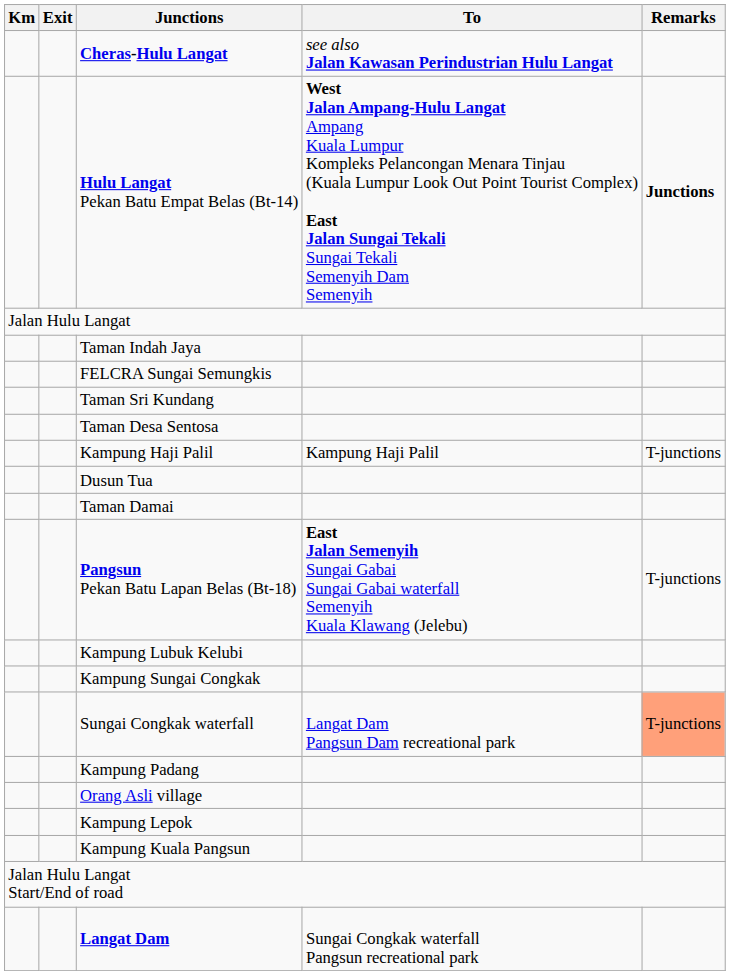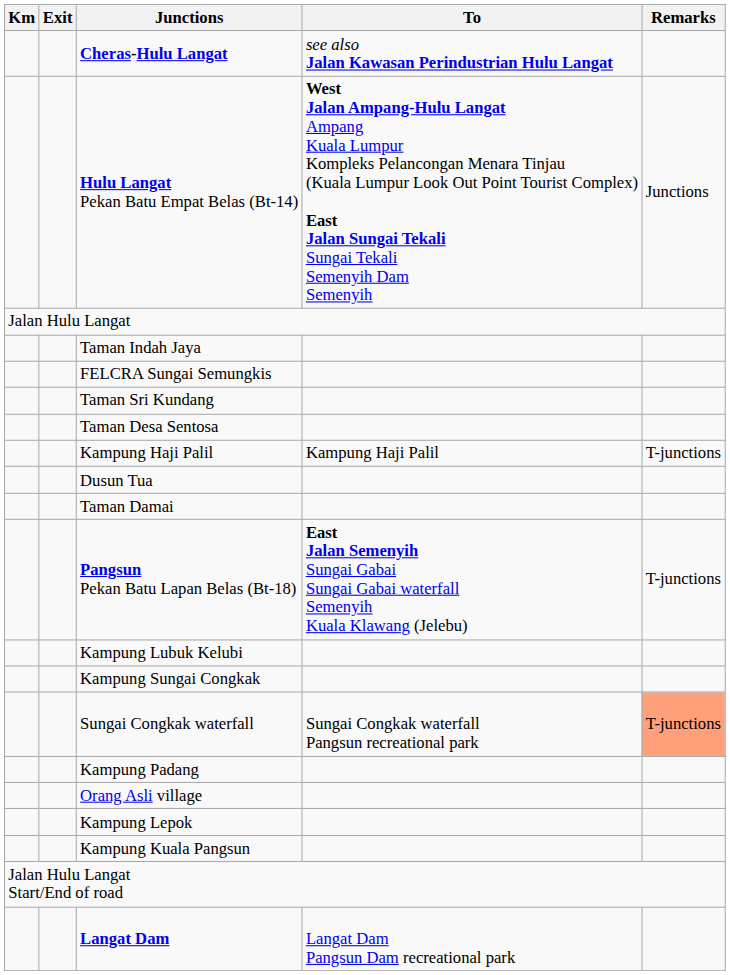(680, 192) bold -> (677, 192) normal
(411, 733) Langat Dam Pangsun Dam recreational park -> (393, 733) Sungai Congkak waterfall Pangsun recreational park
(393, 947) Sungai Congkak waterfall Pangsun recreational park -> (411, 947) Langat Dam Pangsun Dam recreational park
